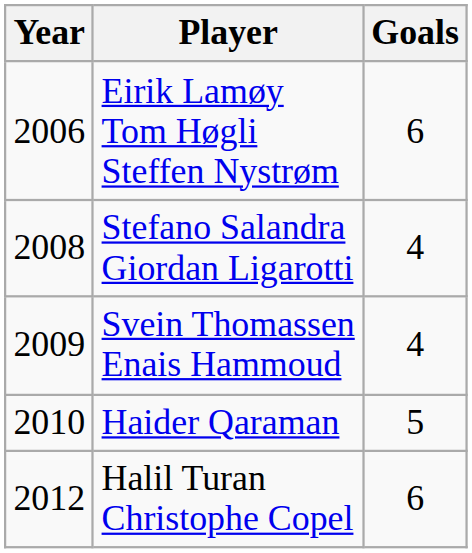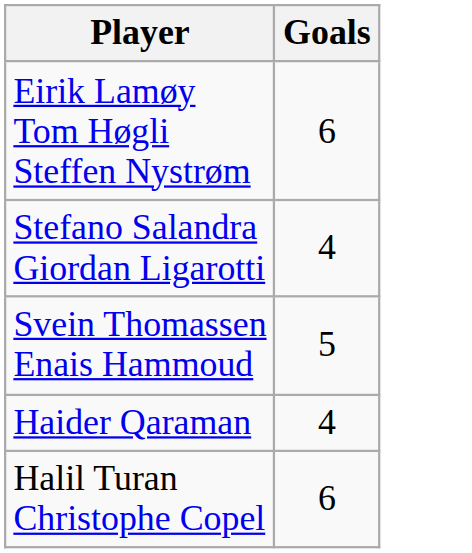- column: (49, 32)
(415, 344) 4 -> (327, 344) 5
(415, 421) 5 -> (327, 421) 4
